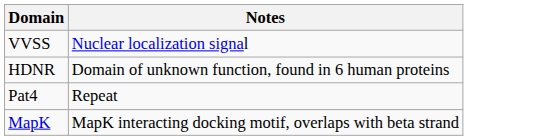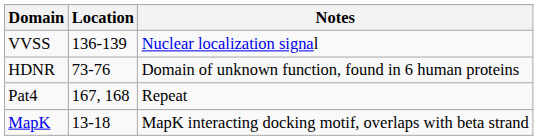+ column: (103, 17)
